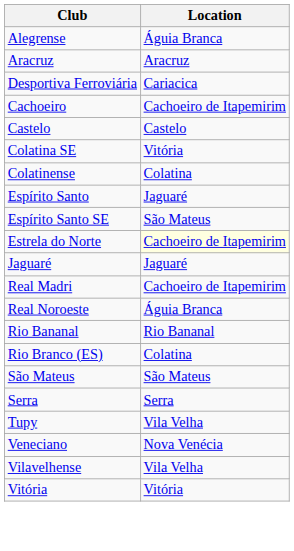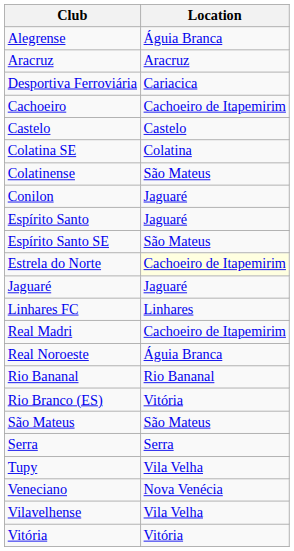(163, 151) Vitória -> (168, 151) Colatina
(168, 173) Colatina -> (177, 173) São Mateus
+ row: (31, 196)
+ row: (43, 309)
(168, 354) Colatina -> (163, 399) Vitória
